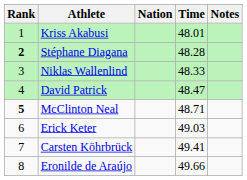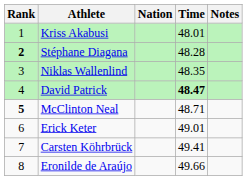(192, 71) 48.33 -> (192, 71) 48.35
(192, 90) normal -> (192, 90) bold
(192, 128) 49.03 -> (192, 128) 49.01
